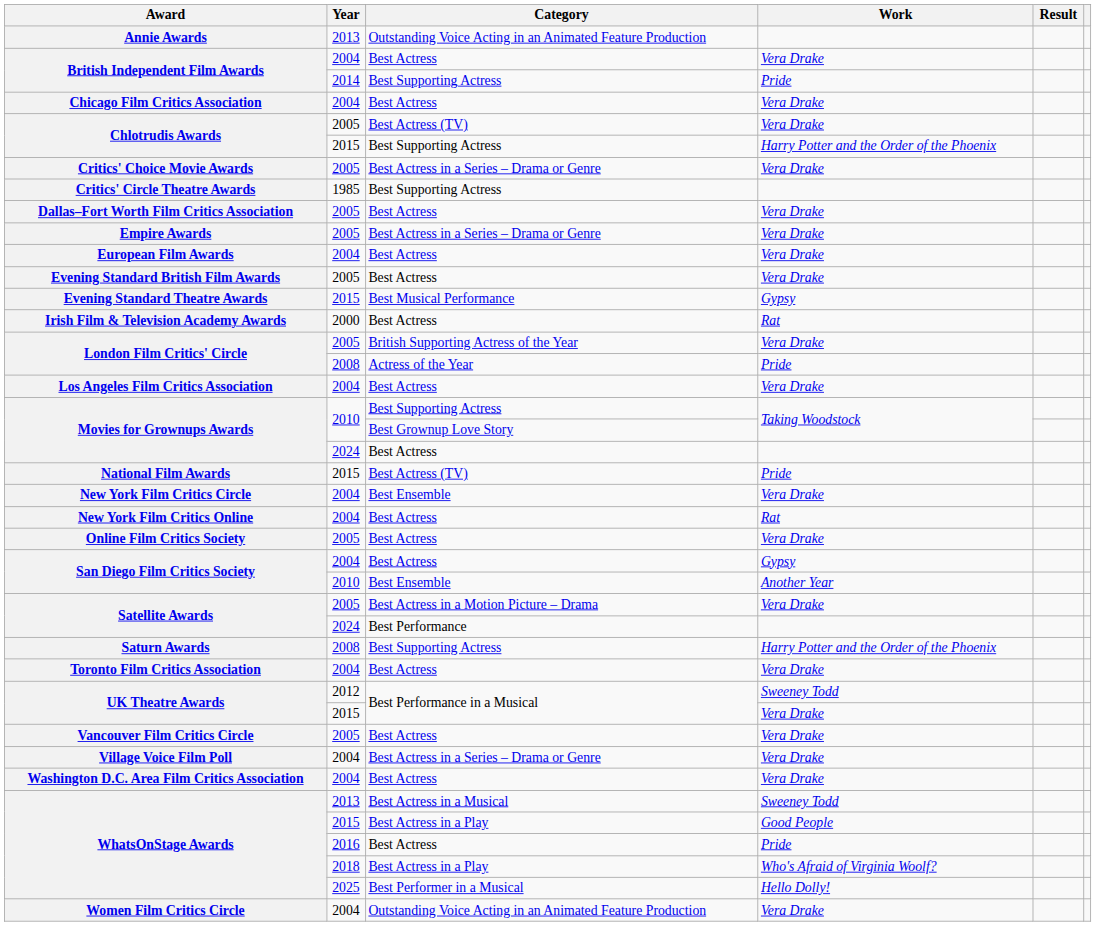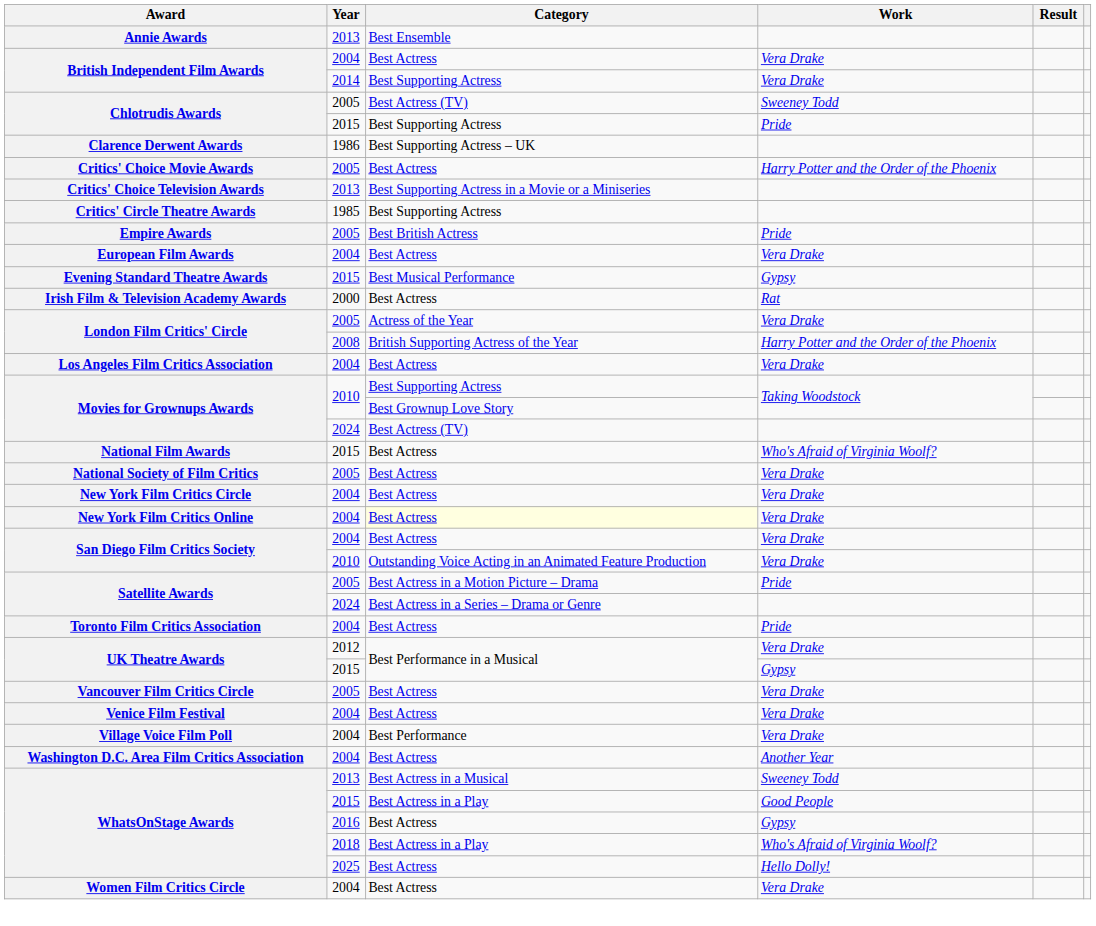(537, 37) Outstanding Voice Acting in an Animated Feature Production -> (410, 37) Best Ensemble
(776, 80) Pride -> (792, 80) Vera Drake
- row: (166, 102)
(792, 124) Vera Drake -> (800, 102) Sweeney Todd
(879, 146) Harry Potter and the Order of the Phoenix -> (776, 124) Pride
+ row: (166, 146)
(485, 168) Best Actress in a Series – Drama or Genre -> (403, 168) Best Actress
(792, 168) Vera Drake -> (879, 168) Harry Potter and the Order of the Phoenix
+ row: (166, 189)
- row: (166, 211)
(485, 233) Best Actress in a Series – Drama or Genre -> (423, 233) Best British Actress
(792, 233) Vera Drake -> (776, 233) Pride
- row: (166, 277)
(473, 342) British Supporting Actress of the Year -> (421, 320) Actress of the Year
(421, 364) Actress of the Year -> (473, 342) British Supporting Actress of the Year
(776, 364) Pride -> (879, 342) Harry Potter and the Order of the Phoenix
(403, 451) Best Actress -> (418, 430) Best Actress (TV)
(418, 473) Best Actress (TV) -> (403, 451) Best Actress
(776, 473) Pride -> (849, 451) Who's Afraid of Virginia Woolf?
+ row: (166, 473)
(410, 495) Best Ensemble -> (403, 495) Best Actress
(403, 517) no background -> (403, 517) lightyellow background
(770, 517) Rat -> (792, 517) Vera Drake
- row: (166, 539)
(778, 560) Gypsy -> (792, 539) Vera Drake
(410, 582) Best Ensemble -> (537, 560) Outstanding Voice Acting in an Animated Feature Production
(797, 582) Another Year -> (792, 560) Vera Drake
(792, 604) Vera Drake -> (776, 582) Pride
(418, 626) Best Performance -> (485, 604) Best Actress in a Series – Drama or Genre
- row: (166, 648)
(792, 670) Vera Drake -> (776, 626) Pride
(800, 691) Sweeney Todd -> (792, 648) Vera Drake
(792, 713) Vera Drake -> (778, 670) Gypsy
+ row: (166, 713)
(485, 757) Best Actress in a Series – Drama or Genre -> (418, 735) Best Performance
(792, 779) Vera Drake -> (797, 757) Another Year
(776, 844) Pride -> (778, 822) Gypsy
(446, 888) Best Performer in a Musical -> (403, 866) Best Actress
(537, 910) Outstanding Voice Acting in an Animated Feature Production -> (403, 888) Best Actress
